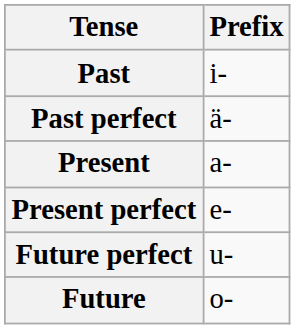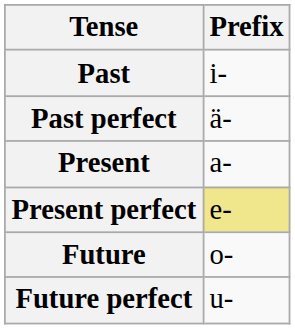(221, 208) no background -> (221, 208) khaki background
rows swapped: (104, 299) <-> (104, 254)
